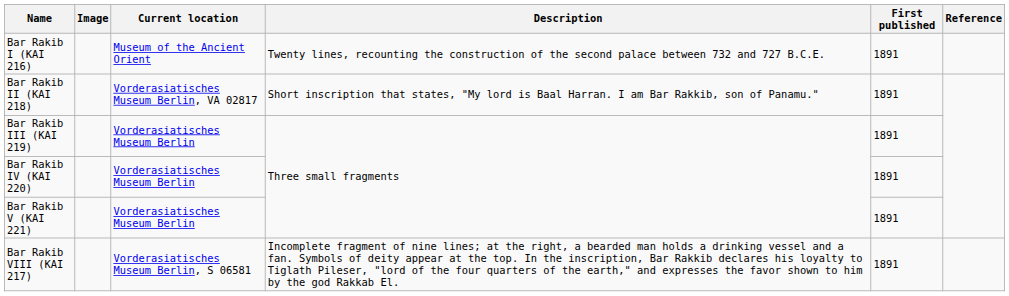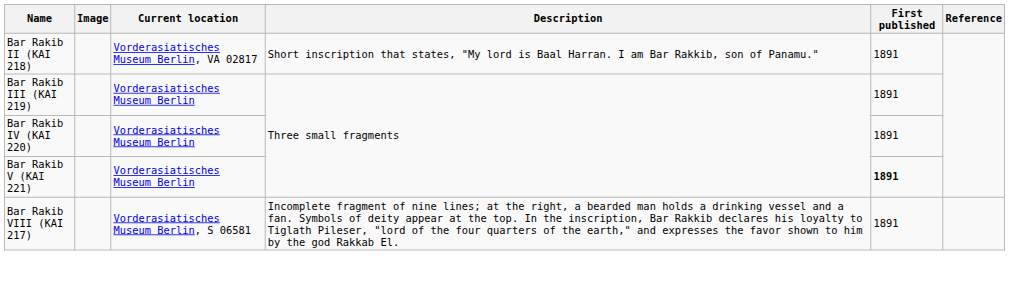- row: (35, 54)
(886, 218) normal -> (886, 177) bold
